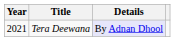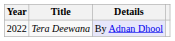(17, 28) 2021 -> (17, 28) 2022
